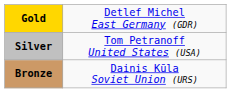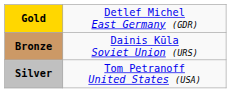rows swapped: (34, 46) <-> (34, 74)
